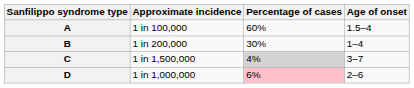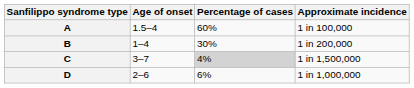columns swapped: (187, 12) <-> (377, 12)
(253, 75) pink background -> (204, 75) no background
